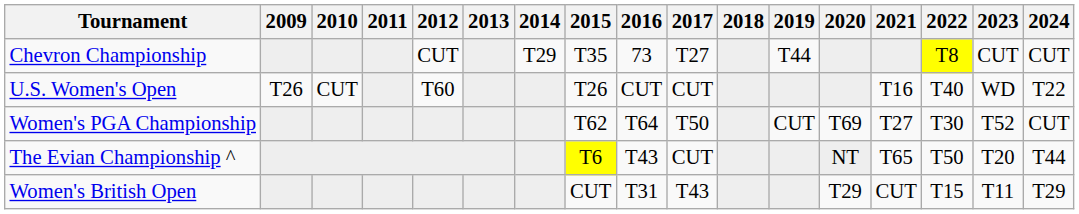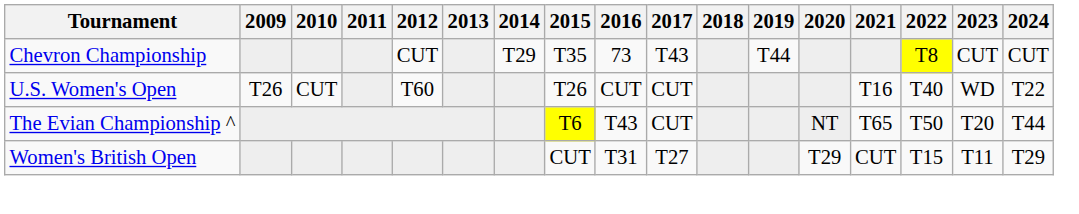(692, 55) T27 -> (672, 55) T43
- row: (133, 123)
(692, 192) T43 -> (672, 158) T27
